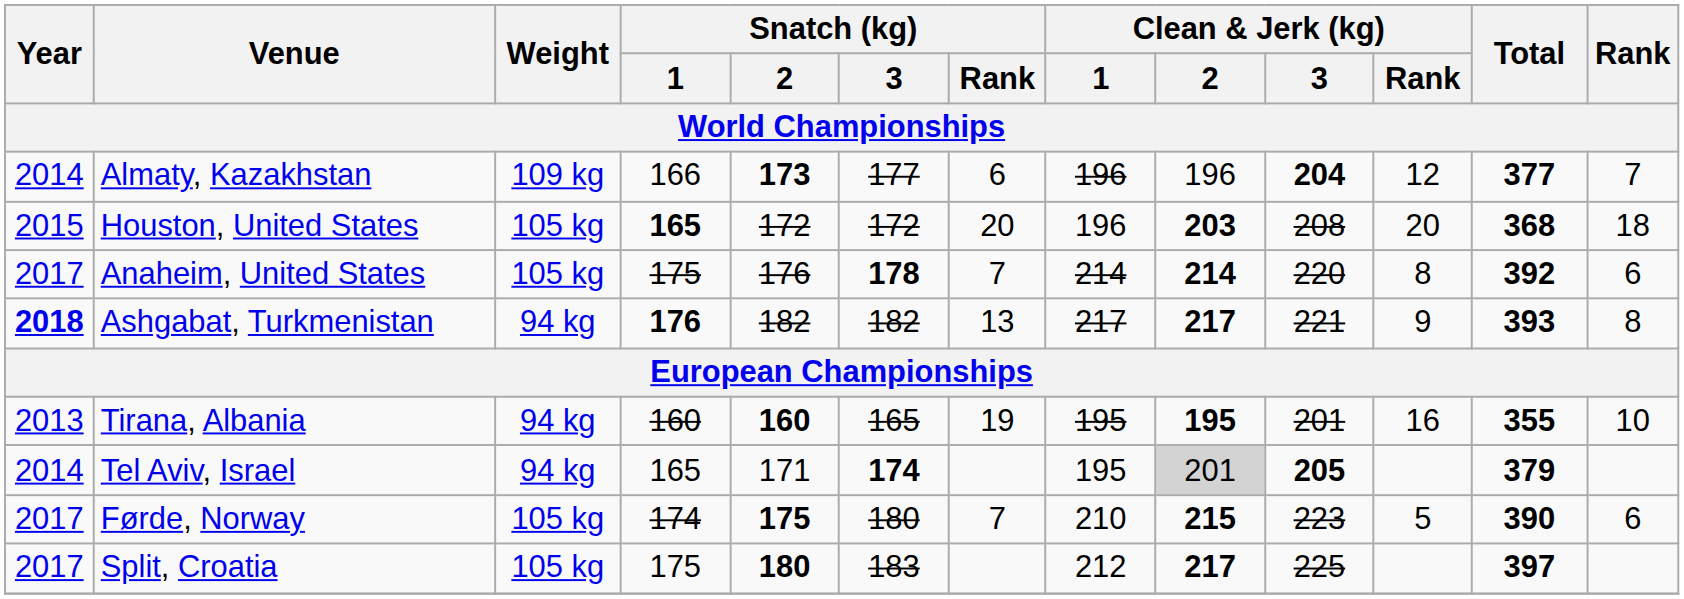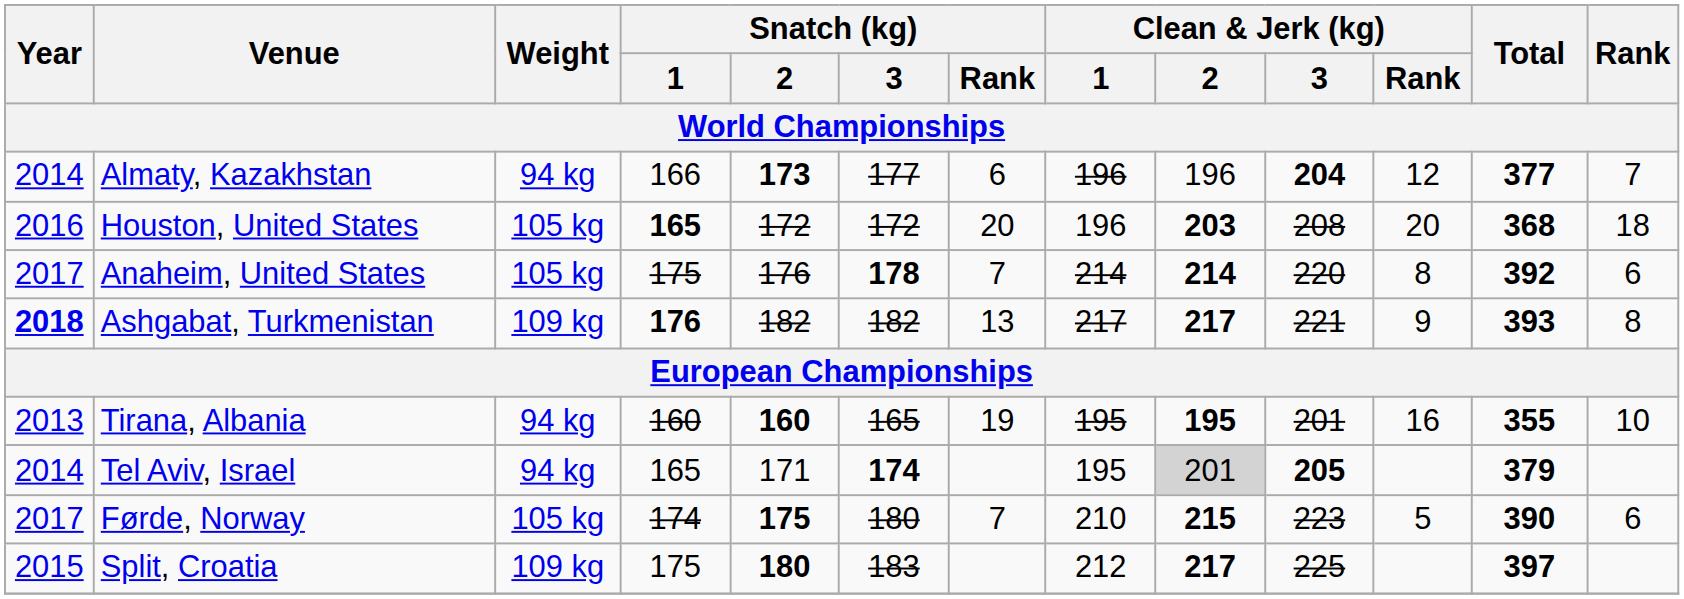(558, 175) 109 kg -> (558, 175) 94 kg
(49, 224) 2015 -> (49, 224) 2016
(558, 322) 94 kg -> (558, 322) 109 kg
(49, 567) 2017 -> (49, 567) 2015
(558, 567) 105 kg -> (558, 567) 109 kg
